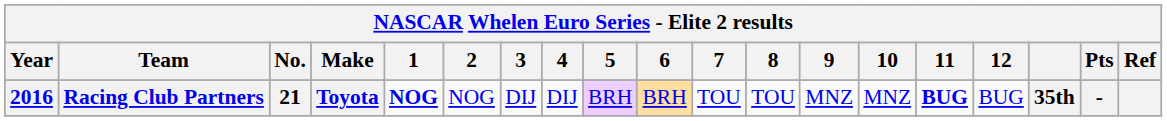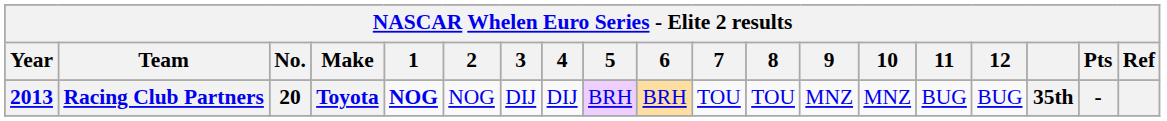(32, 97) 2016 -> (32, 97) 2013
(290, 97) 21 -> (290, 97) 20
(945, 97) bold -> (944, 97) normal
